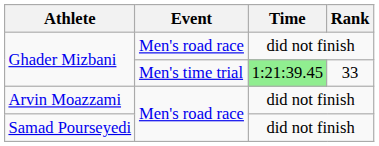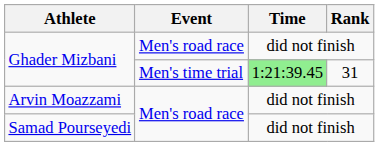(350, 73) 33 -> (350, 73) 31
